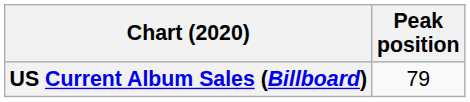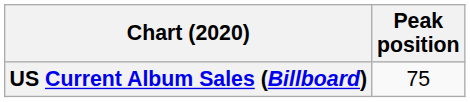(418, 79) 79 -> (418, 79) 75
